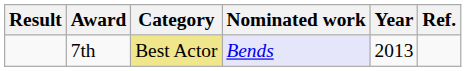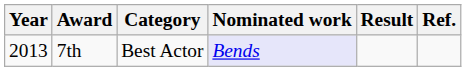columns swapped: (394, 19) <-> (35, 19)
(176, 50) khaki background -> (162, 50) no background
